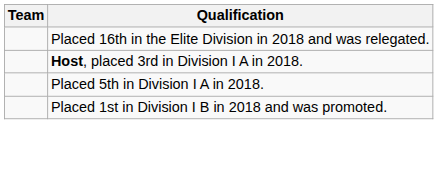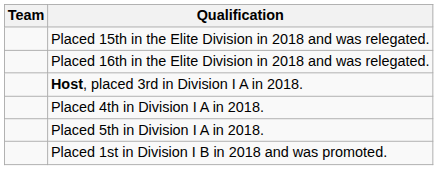+ row: (240, 38)
+ row: (157, 107)
